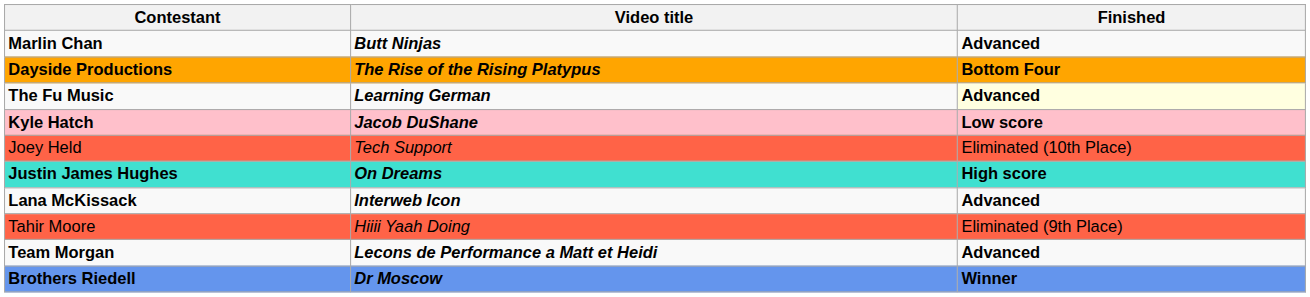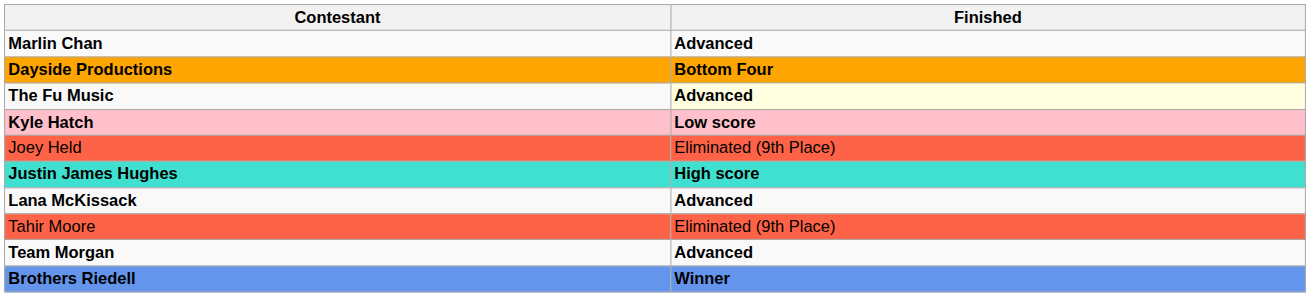- column: (654, 17)
(1047, 148) Eliminated (10th Place) -> (755, 148) Eliminated (9th Place)
